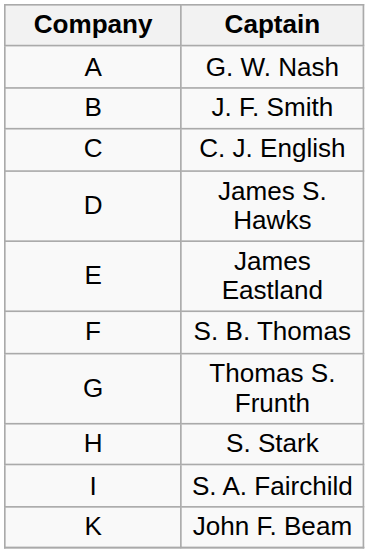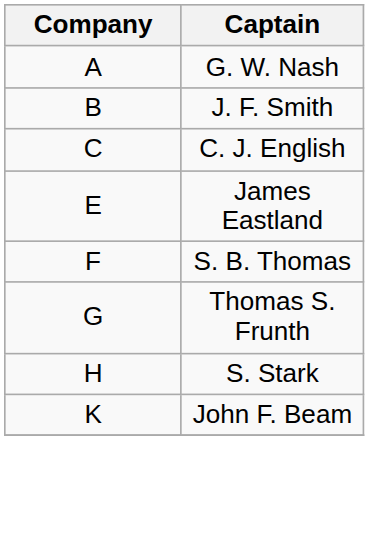- row: (272, 205)
- row: (272, 485)
